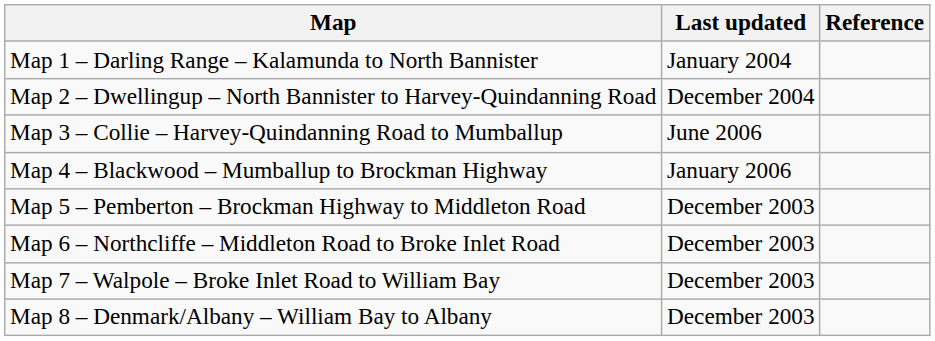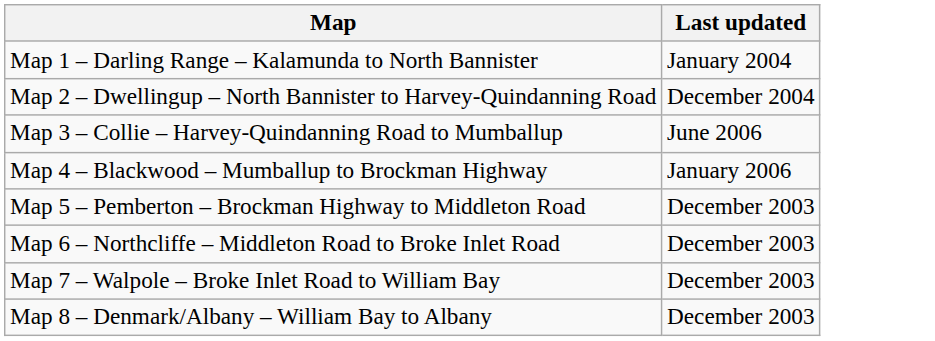- column: (875, 22)
